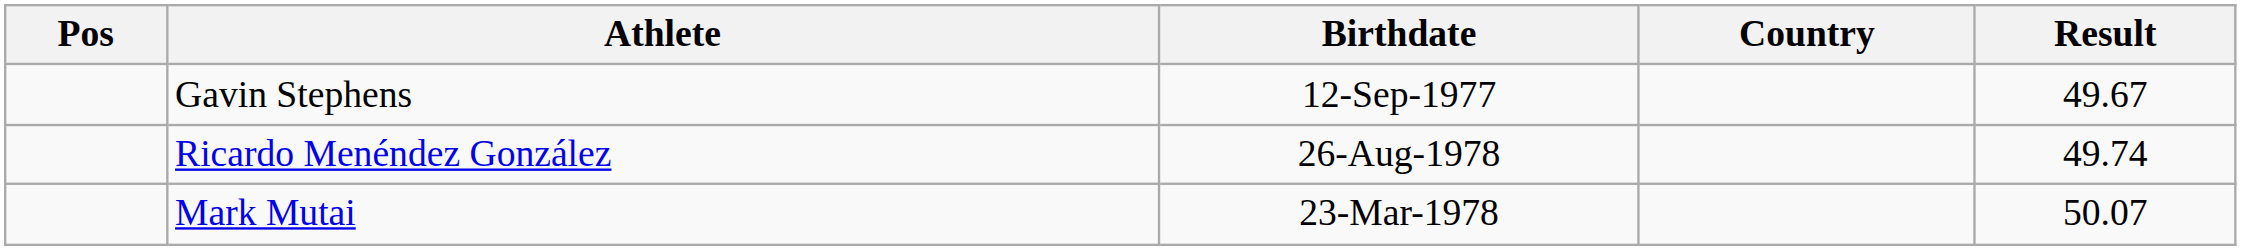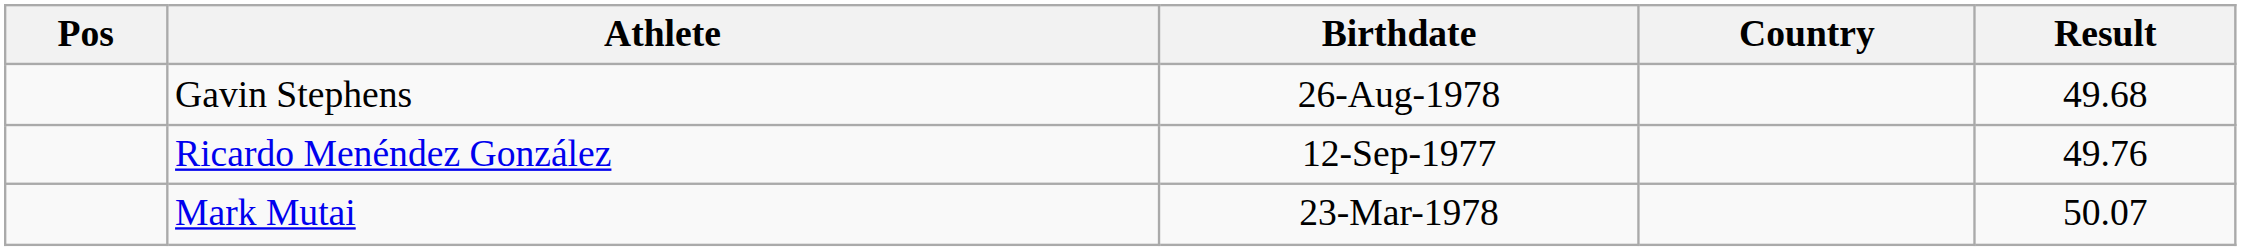(1399, 93) 12-Sep-1977 -> (1399, 93) 26-Aug-1978
(2105, 93) 49.67 -> (2105, 93) 49.68
(1399, 153) 26-Aug-1978 -> (1399, 153) 12-Sep-1977
(2105, 153) 49.74 -> (2105, 153) 49.76
